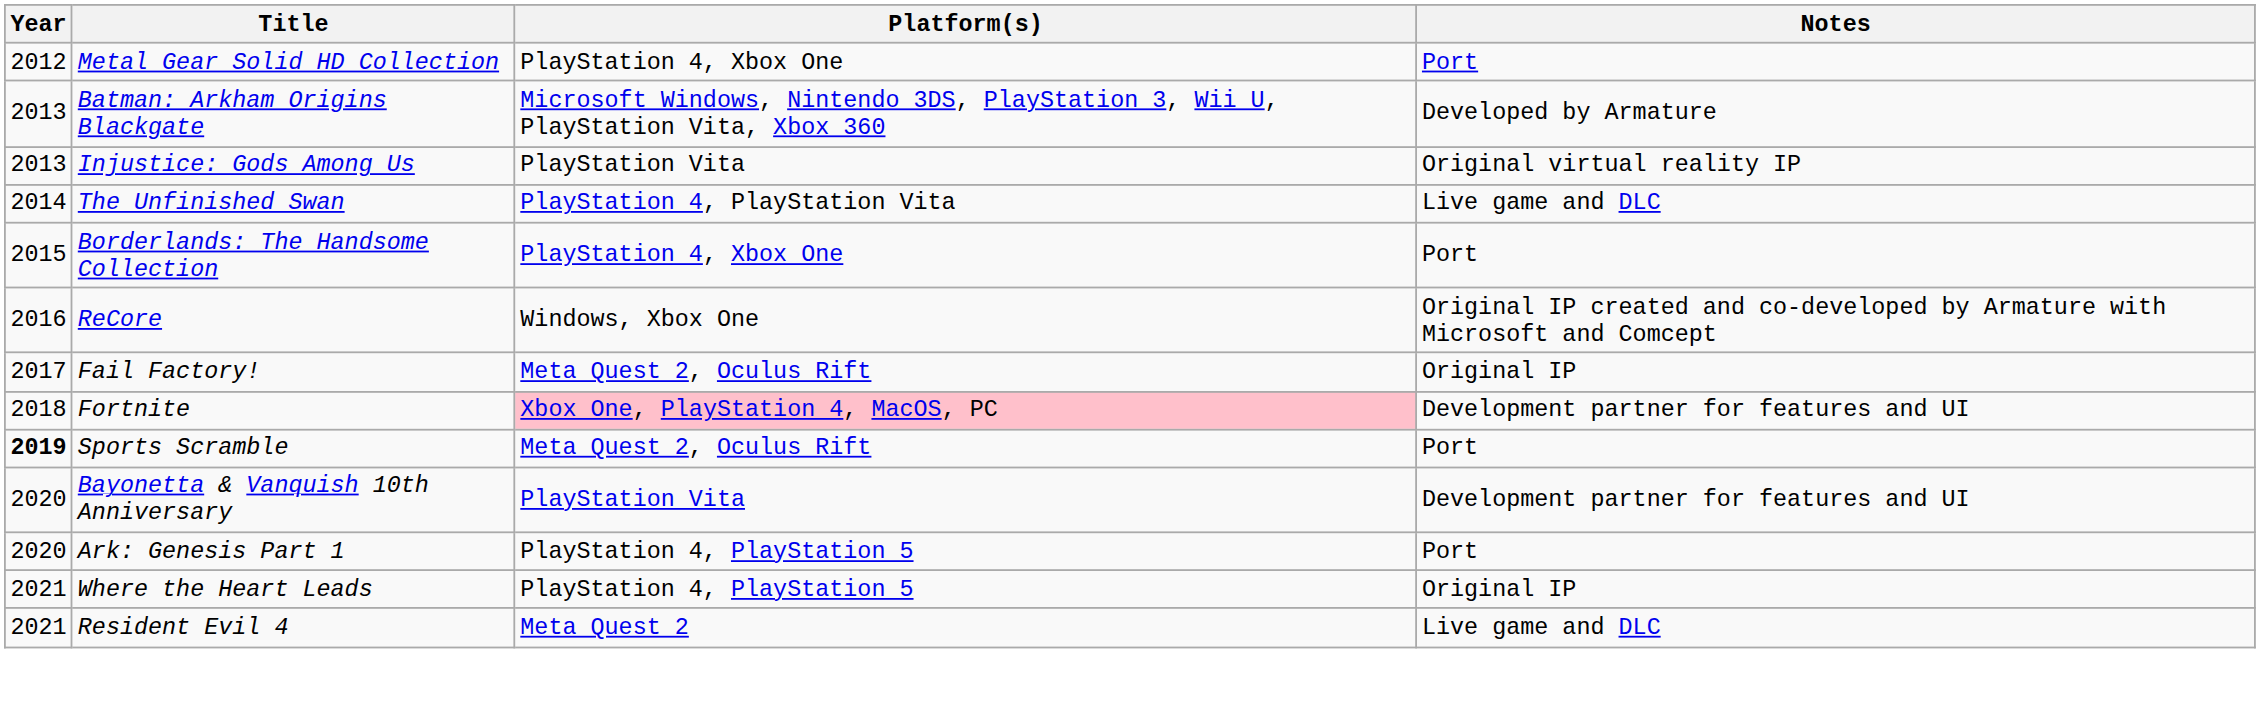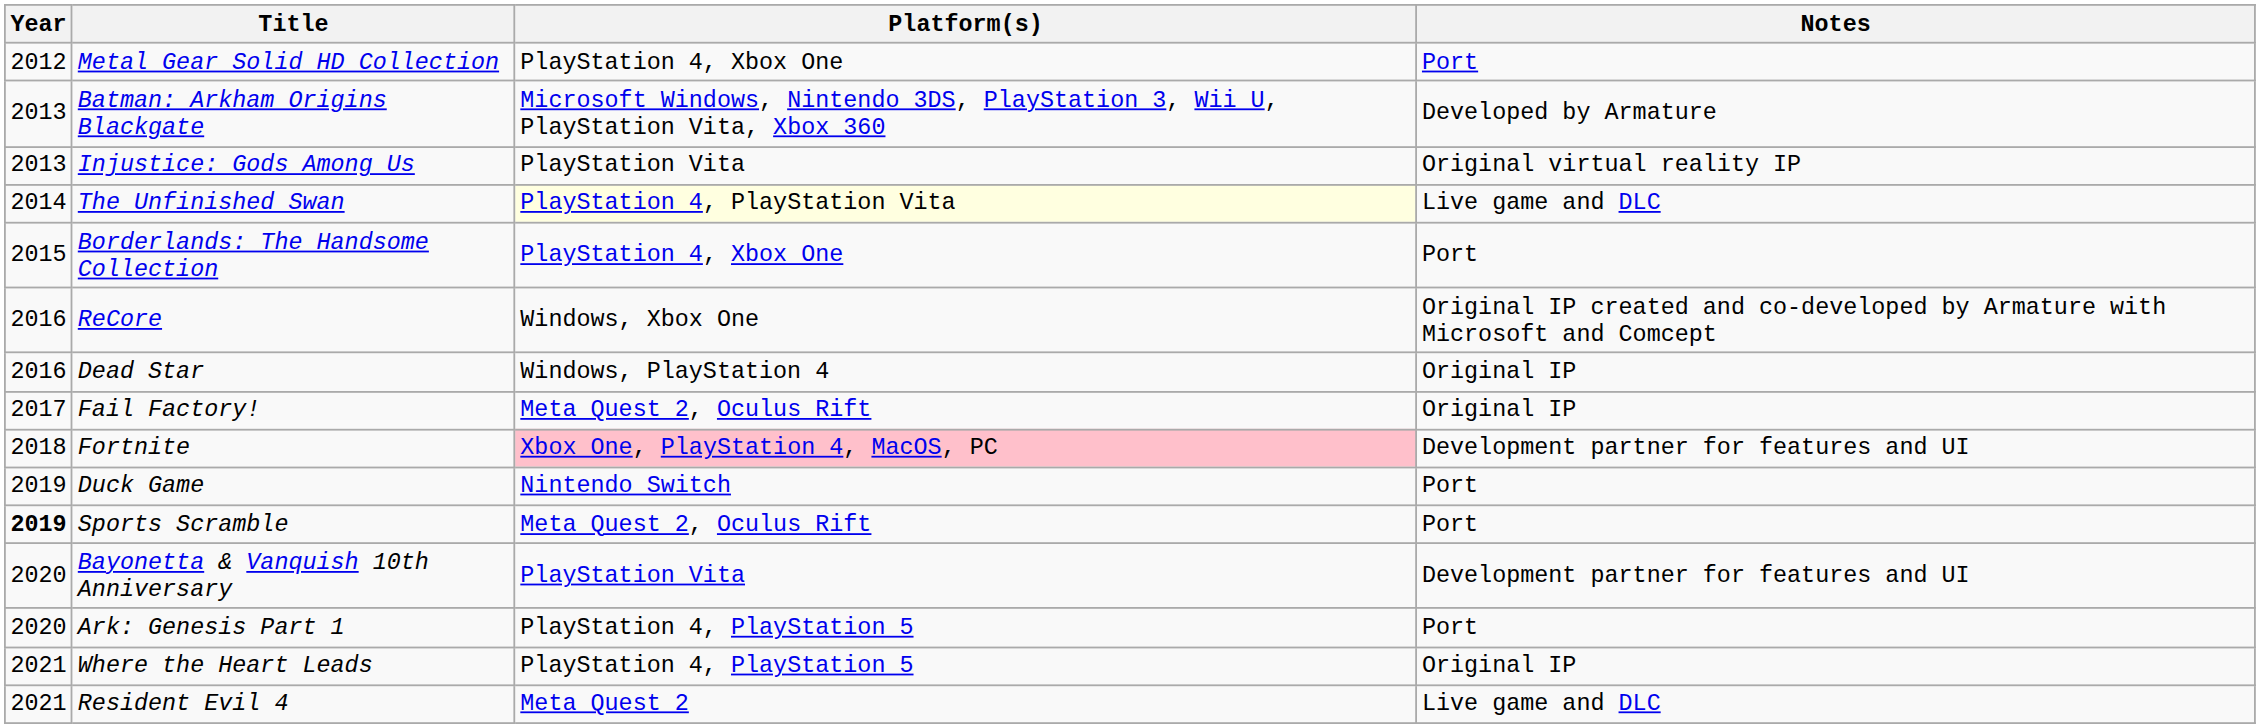(738, 204) no background -> (738, 204) lightyellow background
+ row: (141, 372)
+ row: (141, 486)
